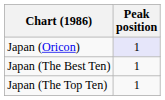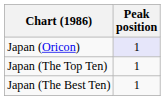rows swapped: (59, 66) <-> (57, 85)
